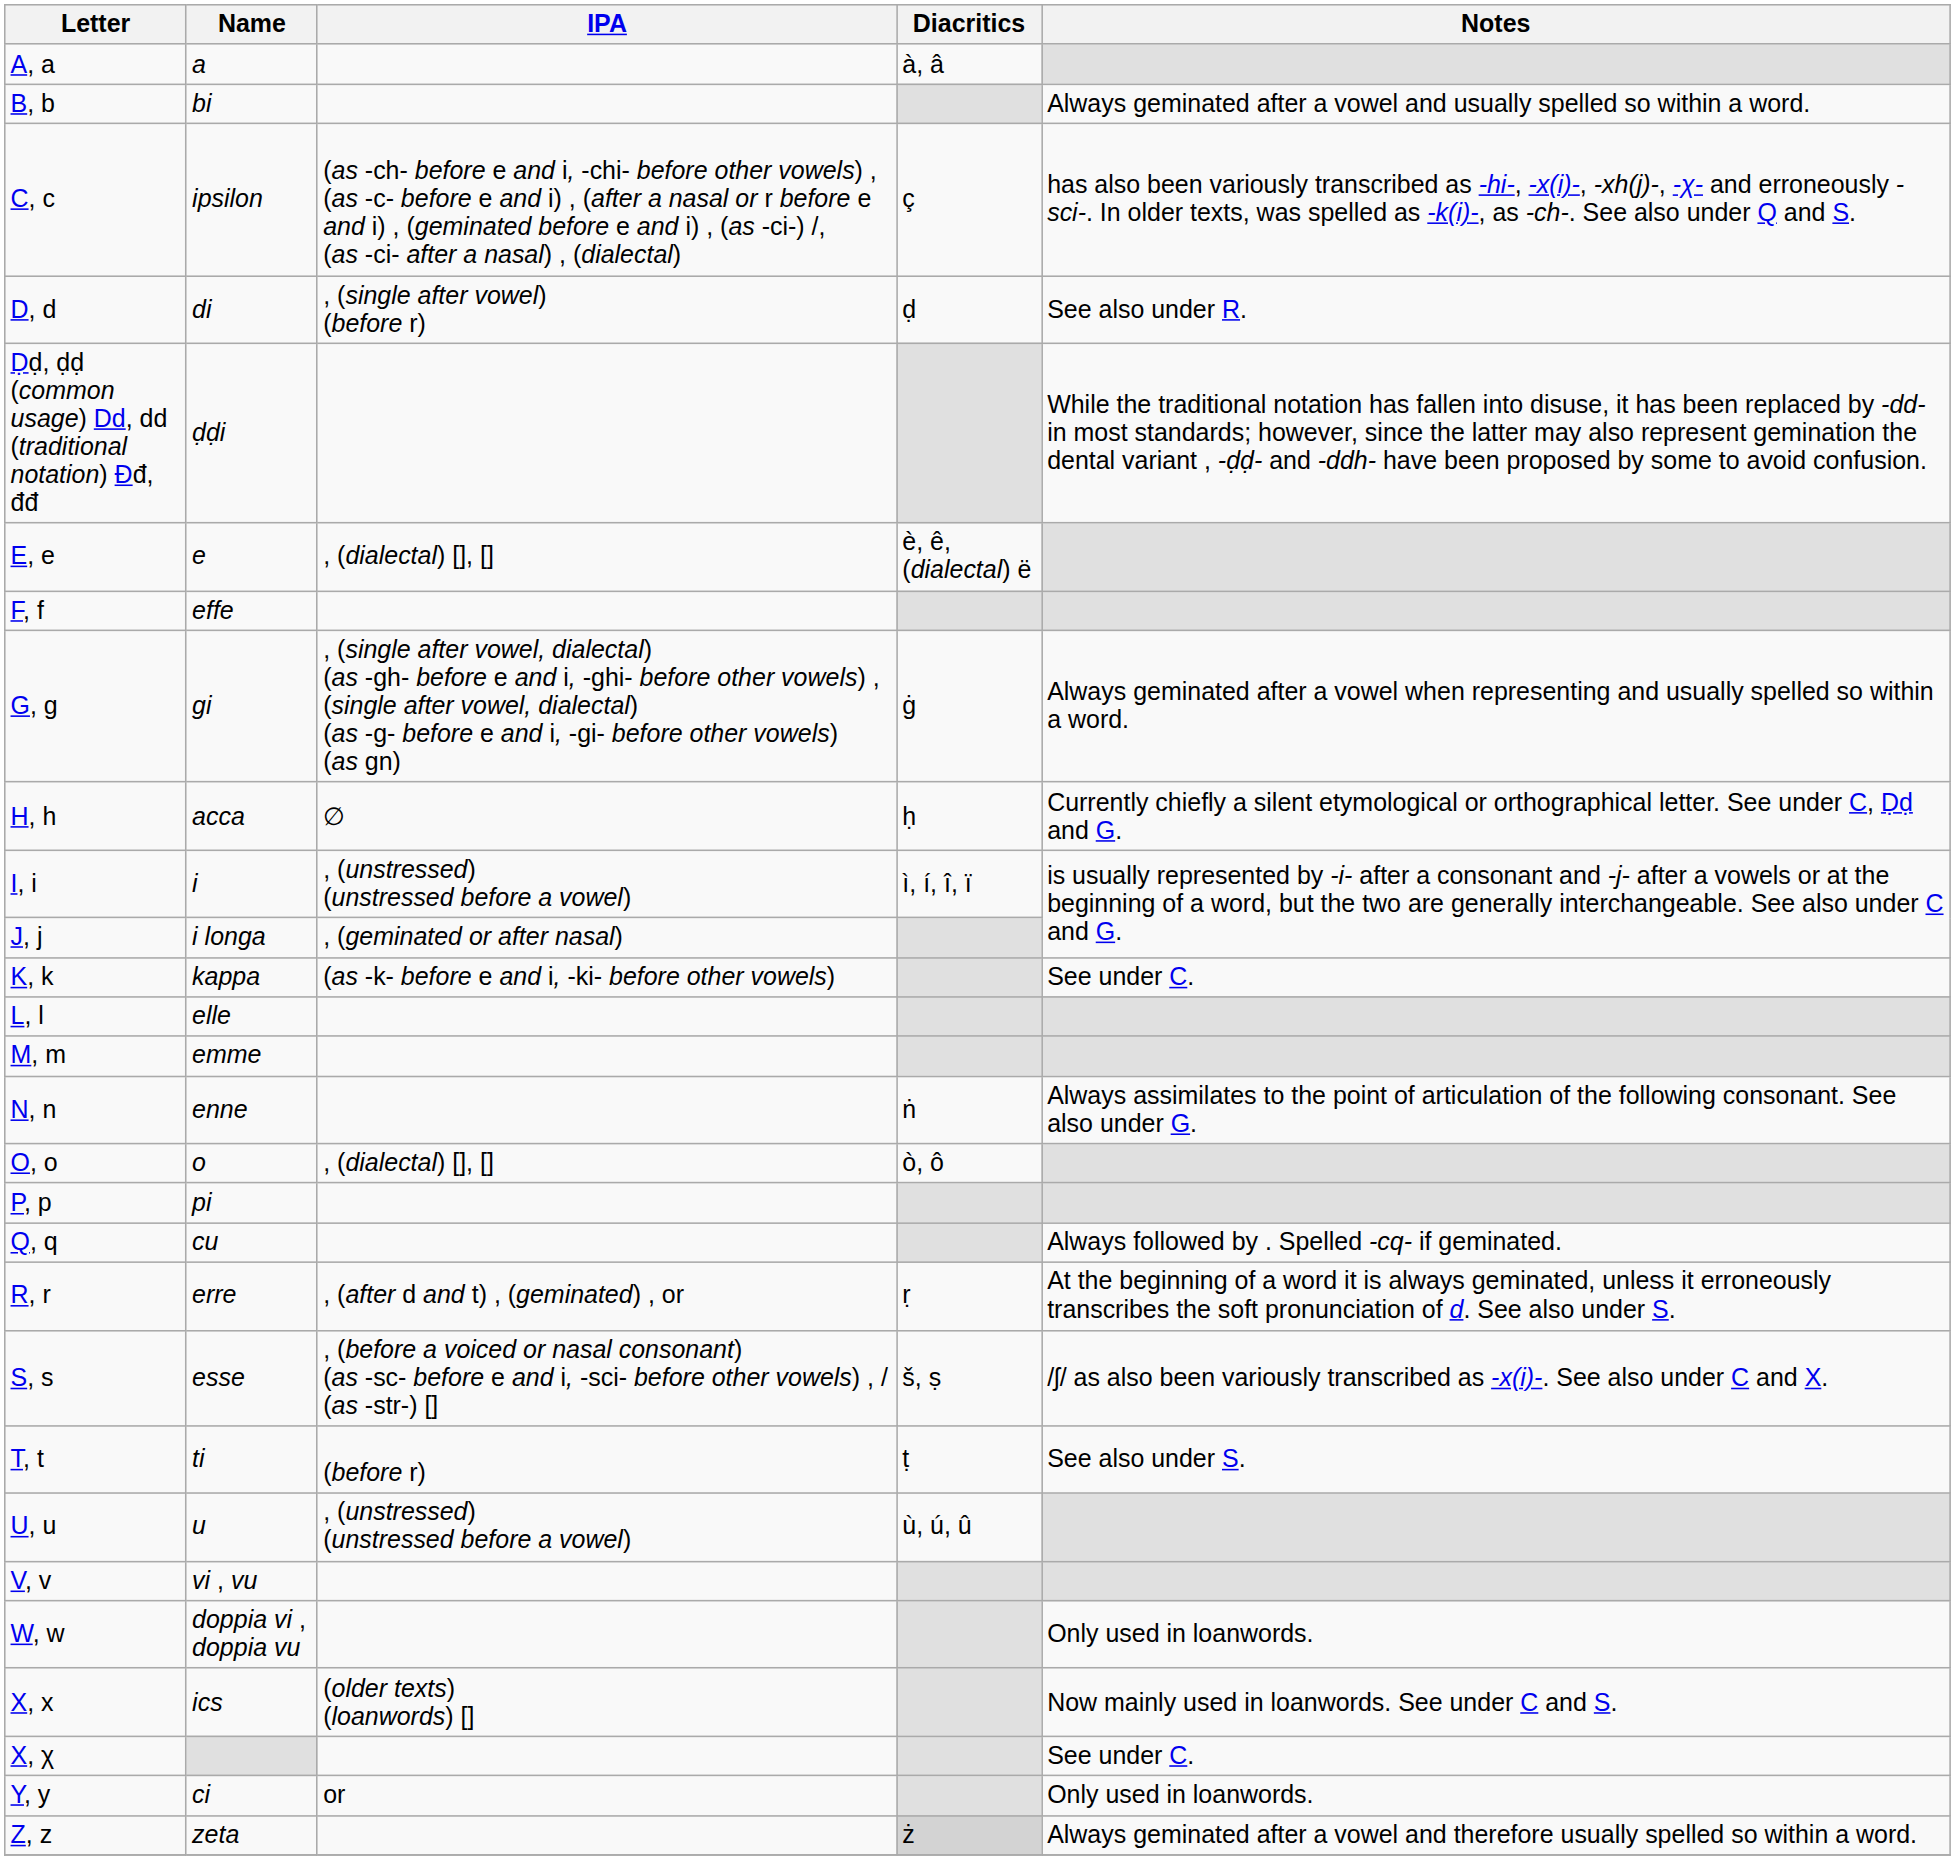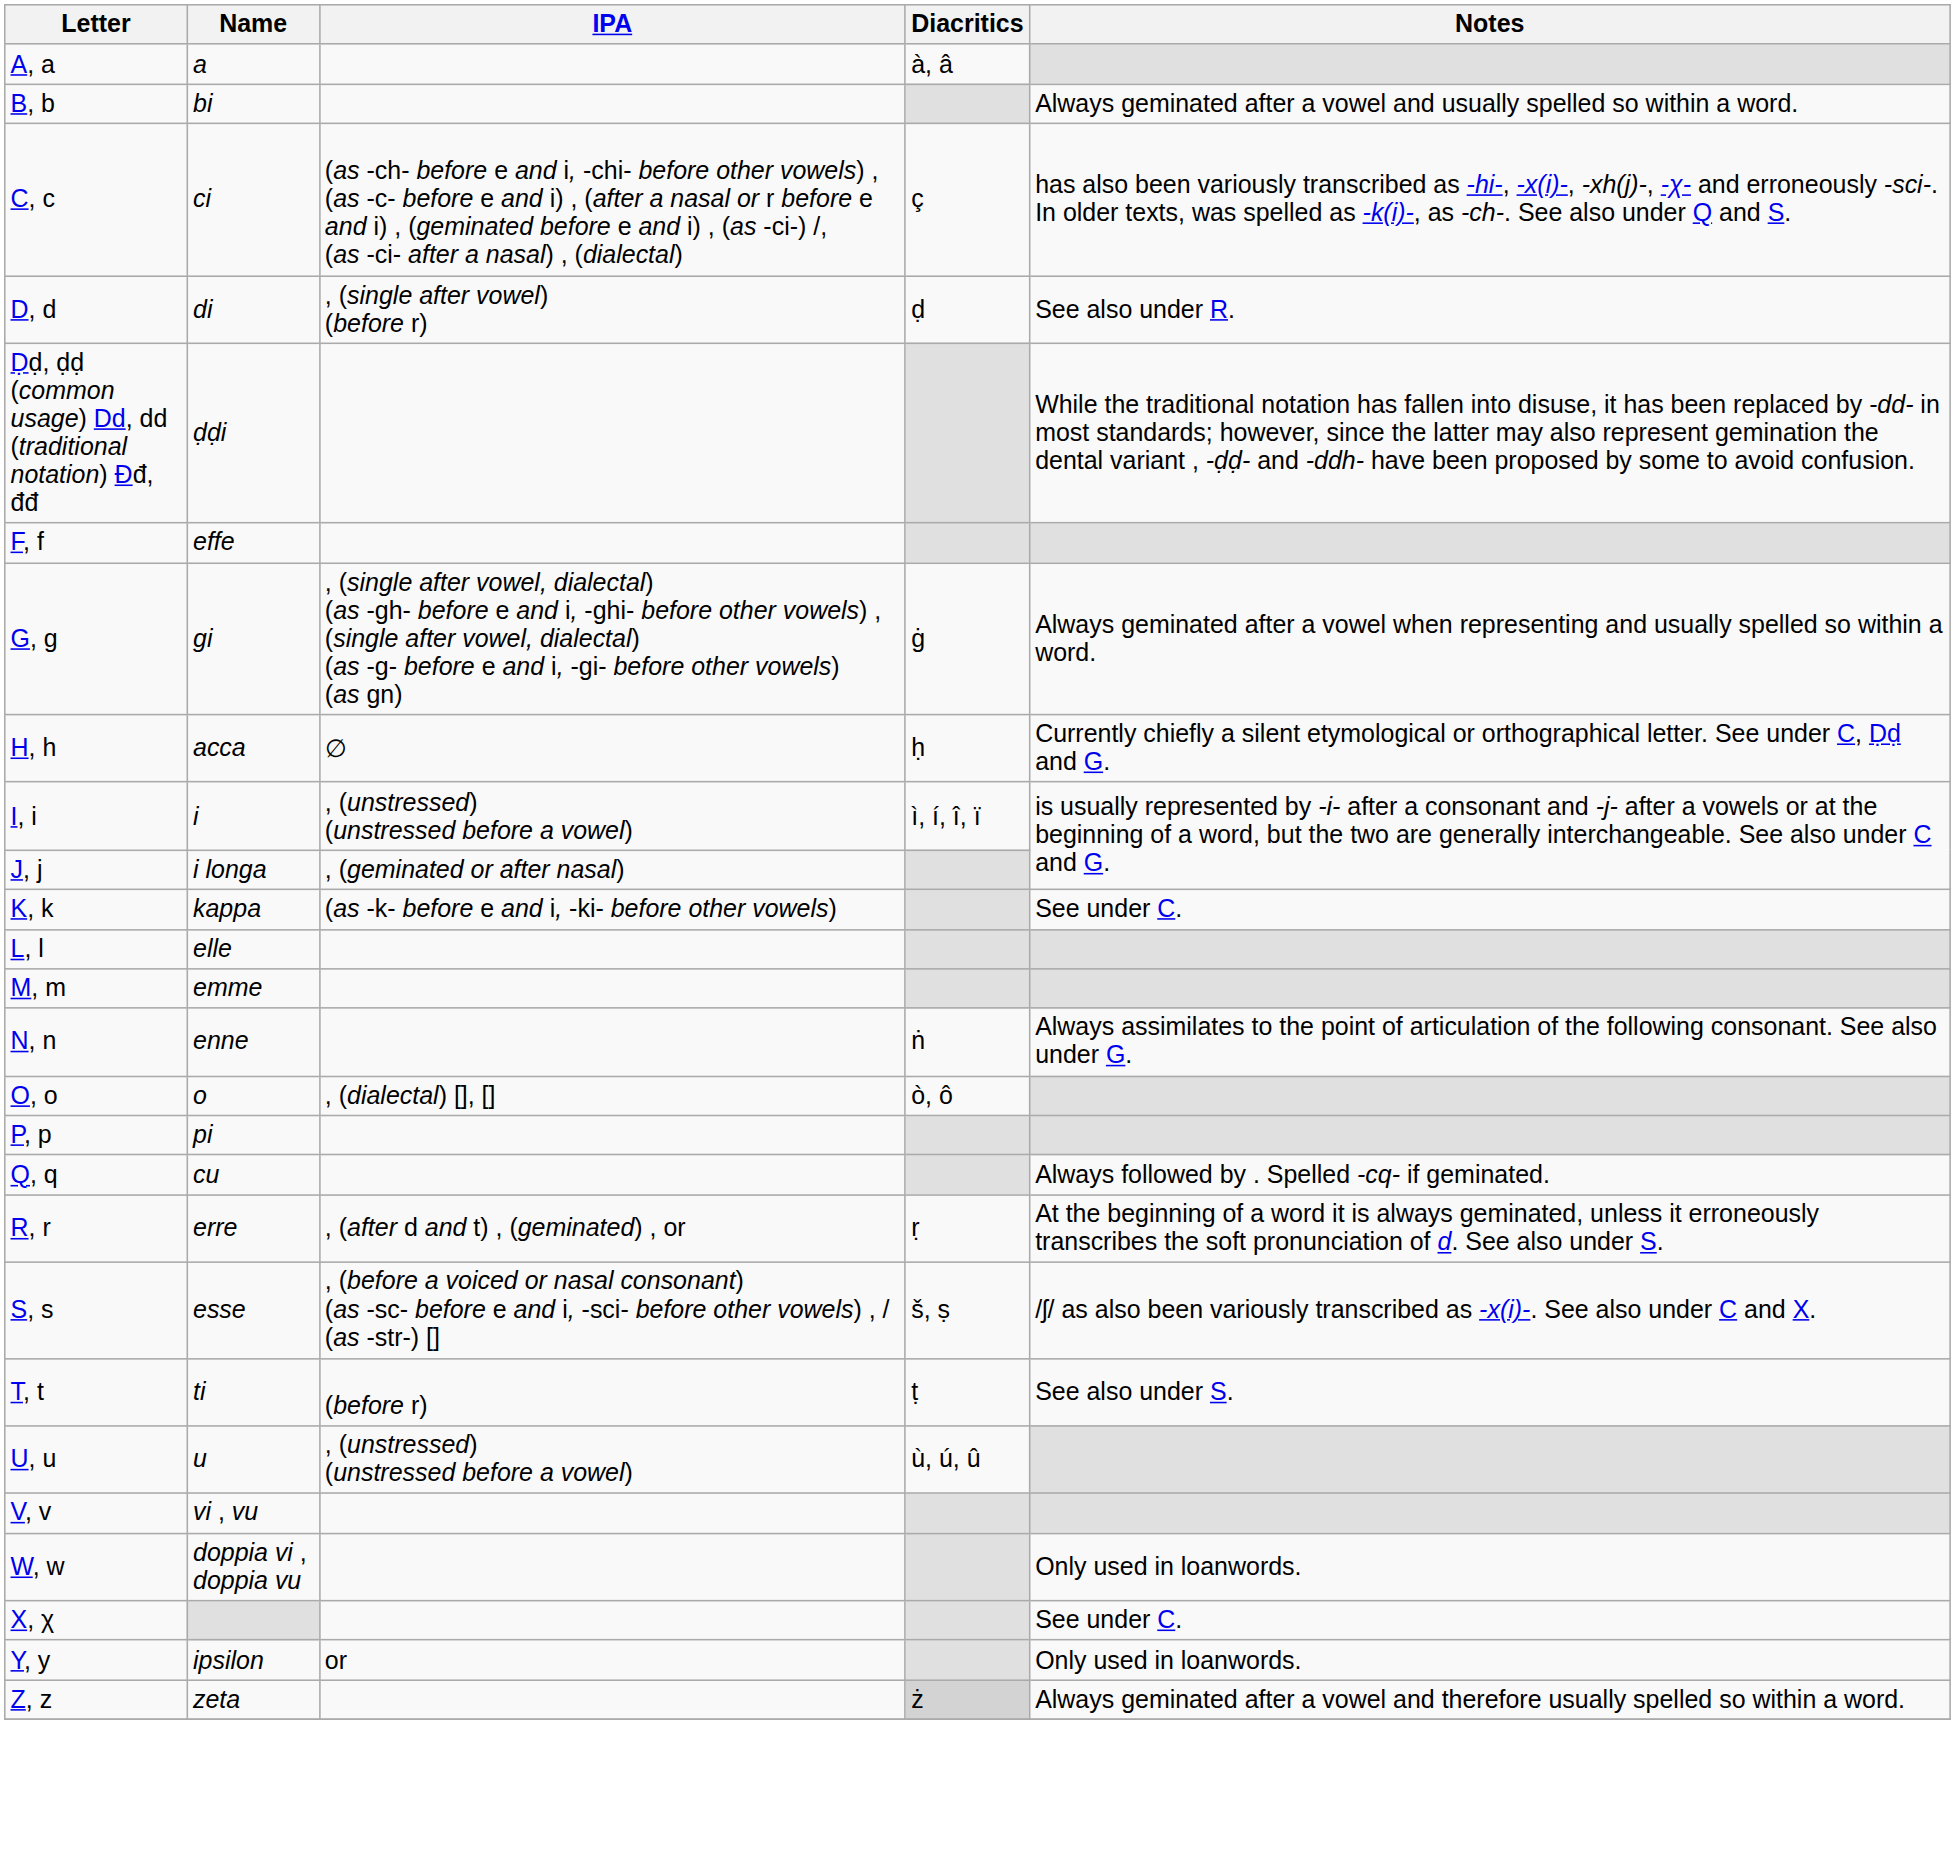(227, 199) ipsilon -> (202, 199) ci
- row: (33, 556)
- row: (32, 1701)
(201, 1795) ci -> (228, 1659) ipsilon
